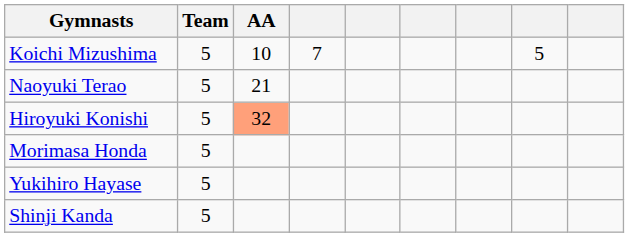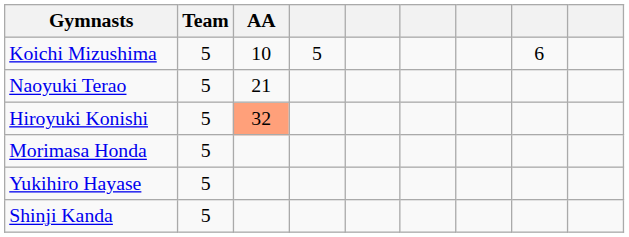(317, 53) 7 -> (317, 53) 5
(539, 53) 5 -> (539, 53) 6
